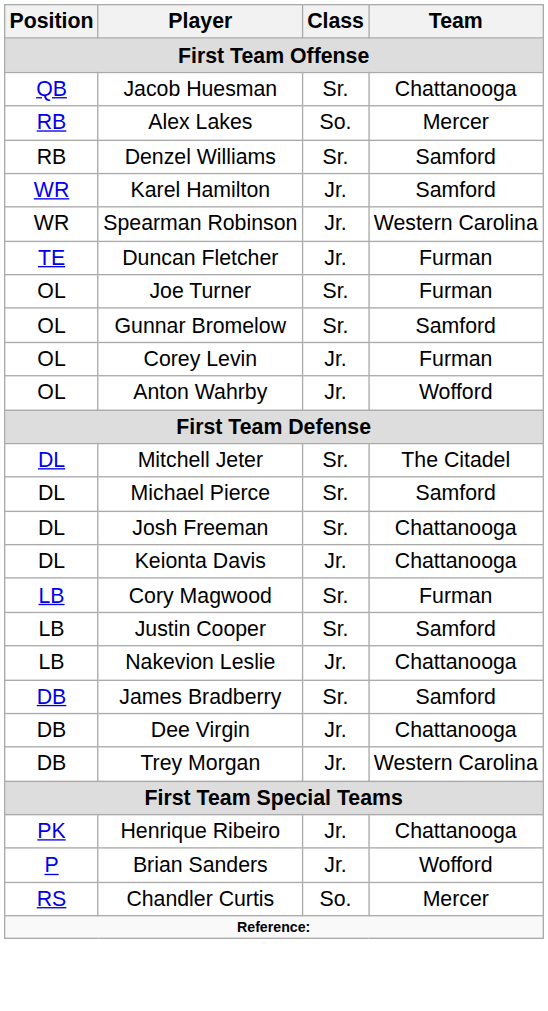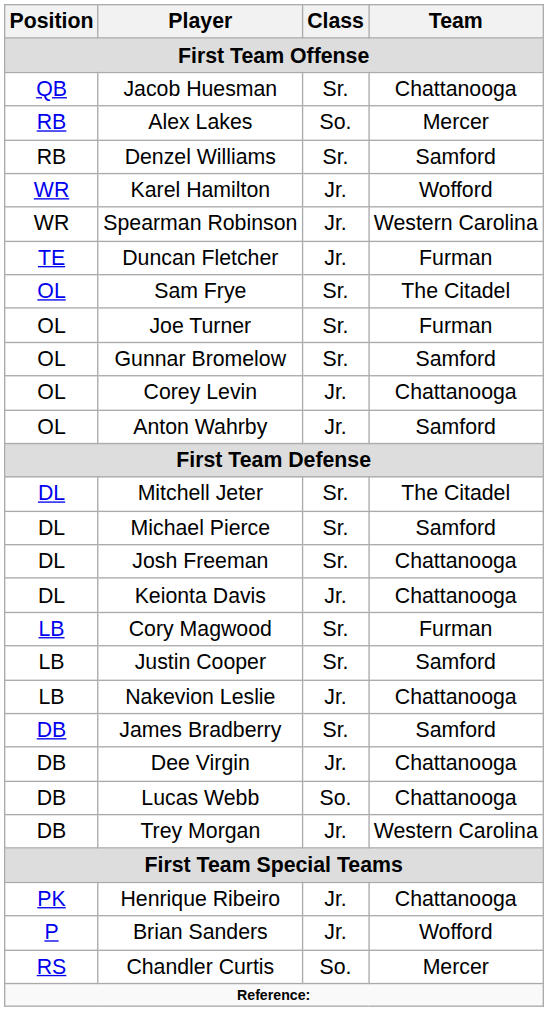(456, 190) Samford -> (456, 190) Wofford
+ row: (200, 291)
(456, 358) Furman -> (456, 392) Chattanooga
(456, 392) Wofford -> (456, 426) Samford
+ row: (200, 797)
